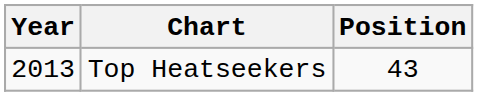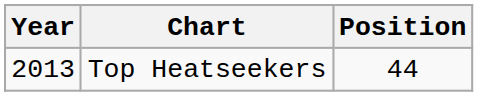(403, 70) 43 -> (403, 70) 44
